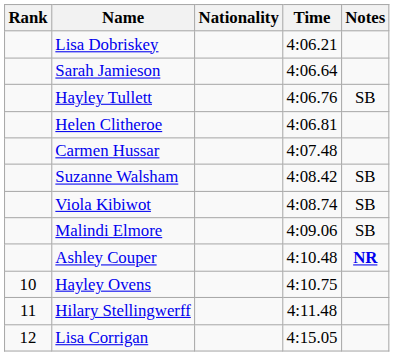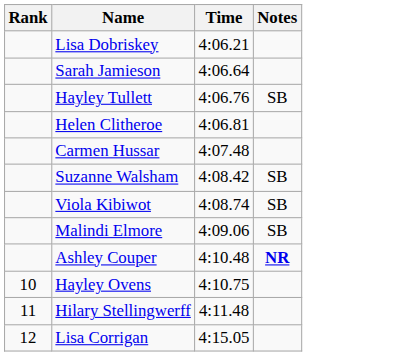- column: (239, 17)
